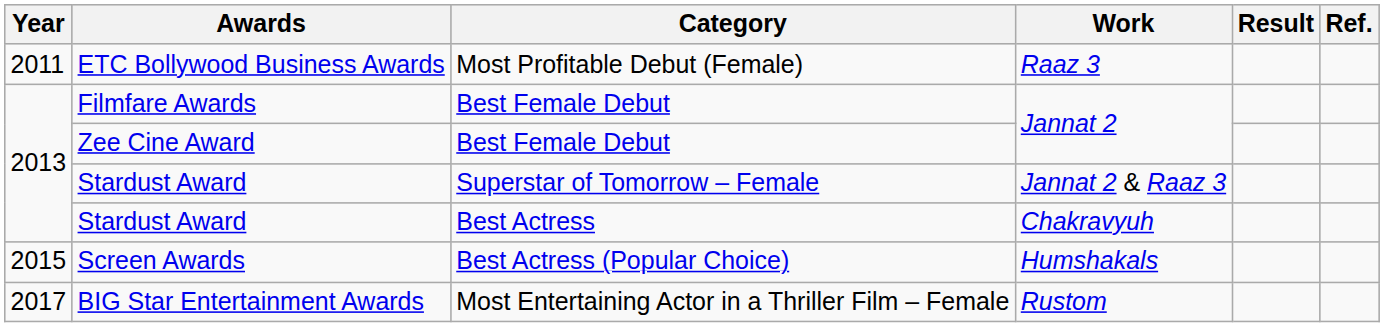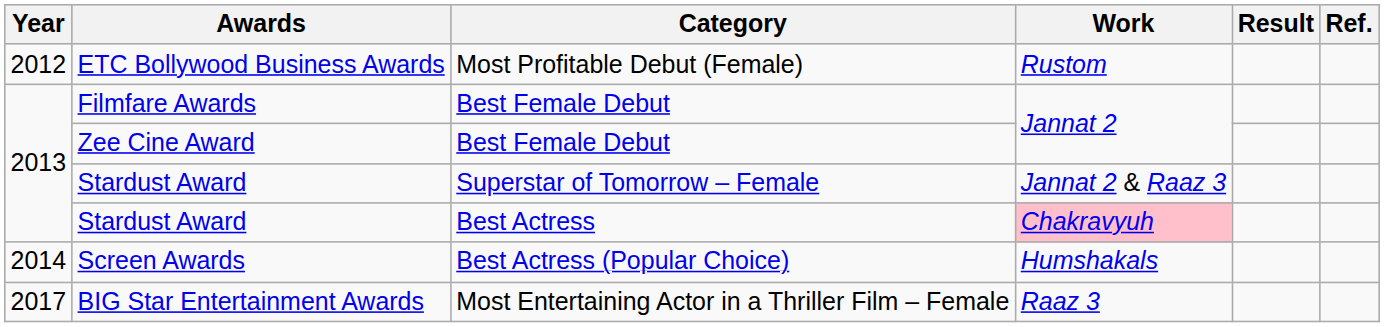(37, 63) 2011 -> (38, 63) 2012
(1060, 63) Raaz 3 -> (1064, 63) Rustom
(1087, 222) no background -> (1087, 222) pink background
(38, 261) 2015 -> (38, 261) 2014
(1064, 301) Rustom -> (1060, 301) Raaz 3
